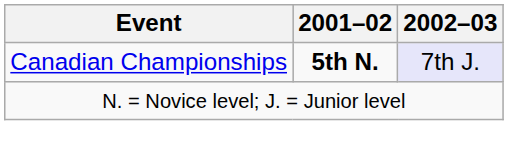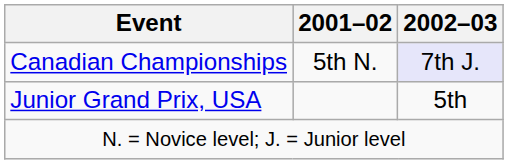(345, 61) bold -> (345, 61) normal
+ row: (136, 100)
